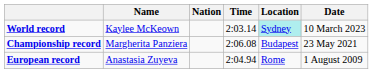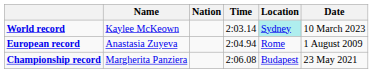rows swapped: (43, 60) <-> (54, 44)
